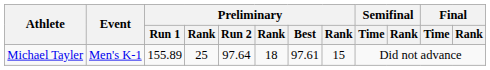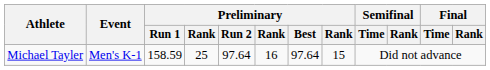(165, 55) 155.89 -> (165, 55) 158.59
(271, 55) 18 -> (271, 55) 16
(305, 55) 97.61 -> (305, 55) 97.64
